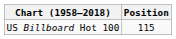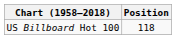(146, 27) 115 -> (146, 27) 118
